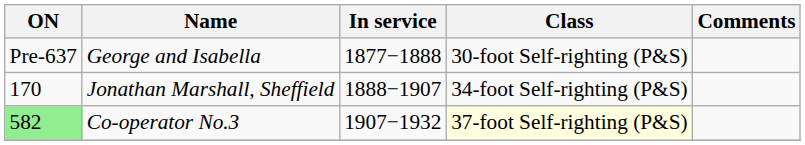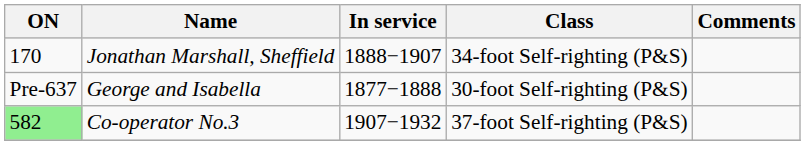rows swapped: (174, 55) <-> (211, 88)
(569, 122) lightyellow background -> (569, 122) no background
